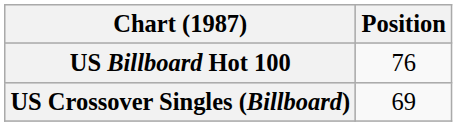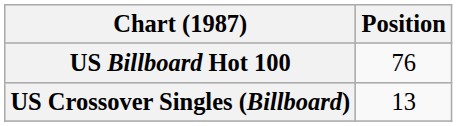(404, 101) 69 -> (404, 101) 13
